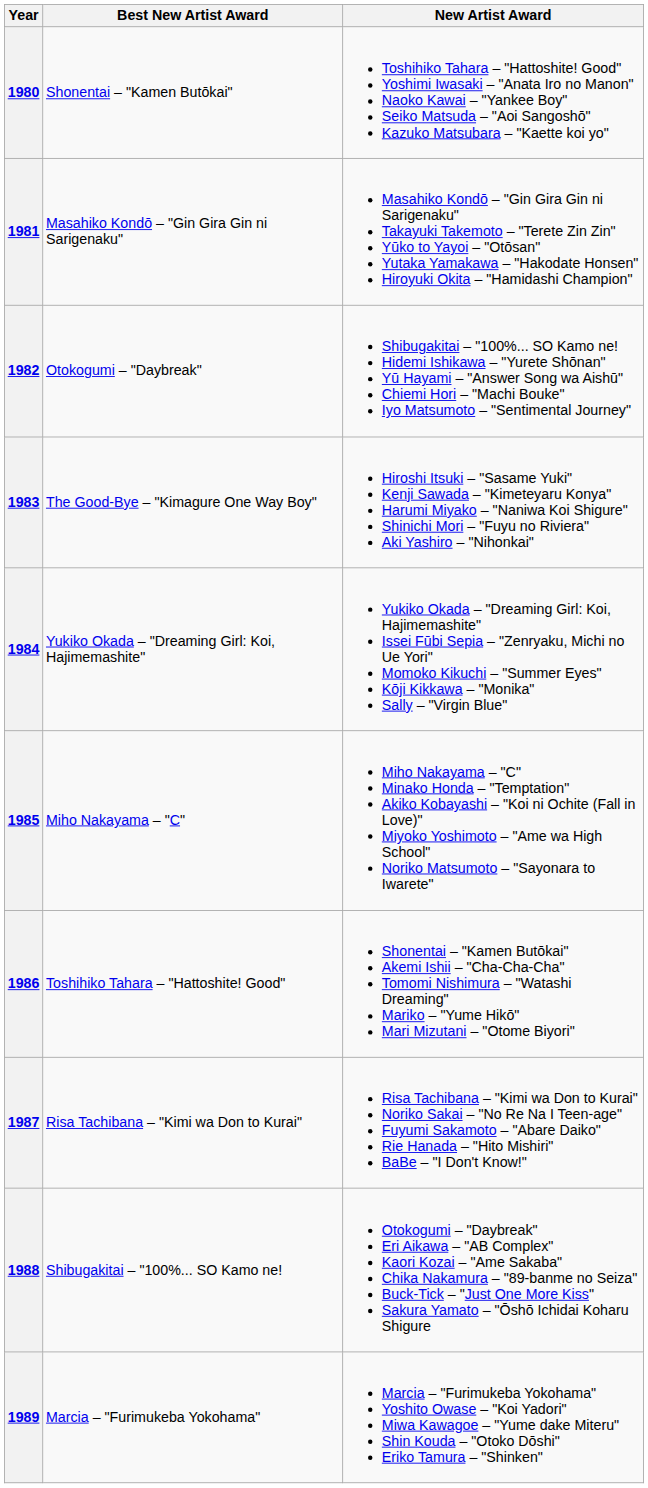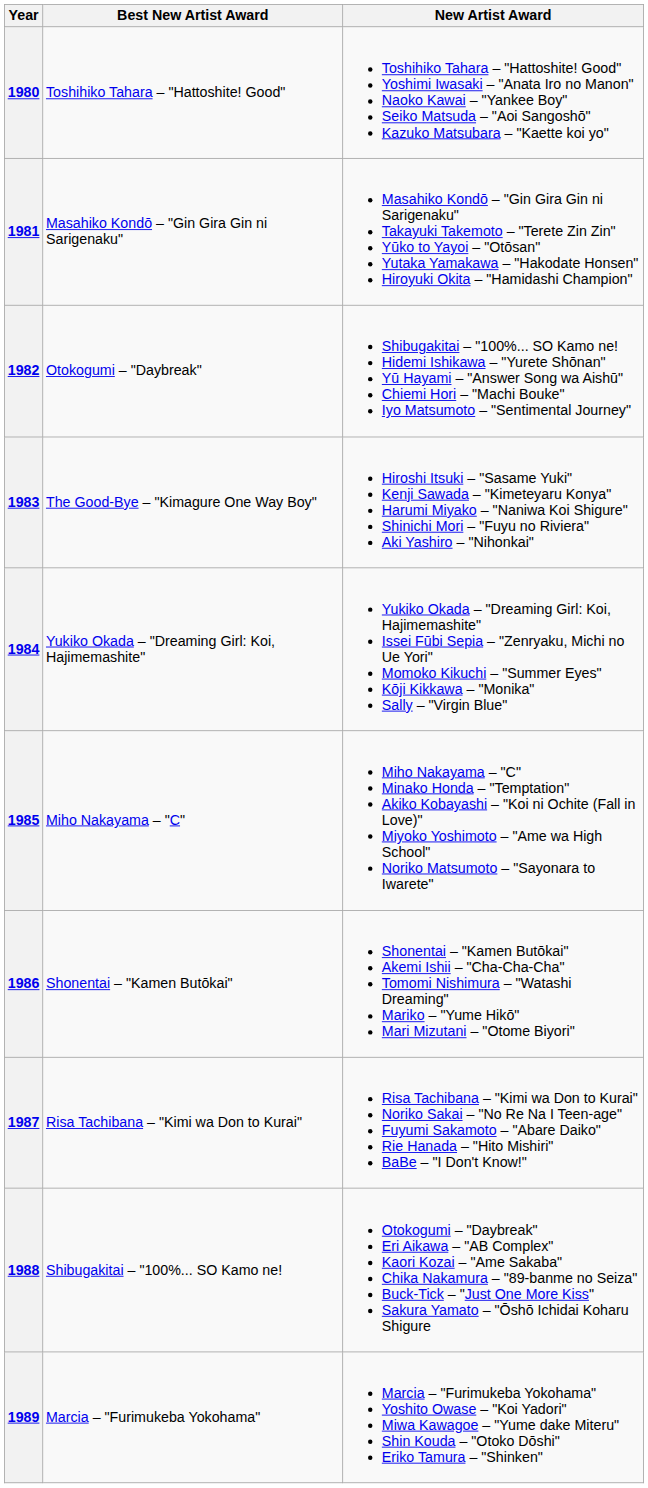(139, 92) Shonentai – "Kamen Butōkai" -> (166, 92) Toshihiko Tahara – "Hattoshite! Good"
(166, 983) Toshihiko Tahara – "Hattoshite! Good" -> (139, 983) Shonentai – "Kamen Butōkai"
